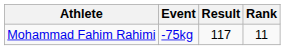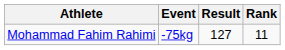(221, 34) 117 -> (221, 34) 127
